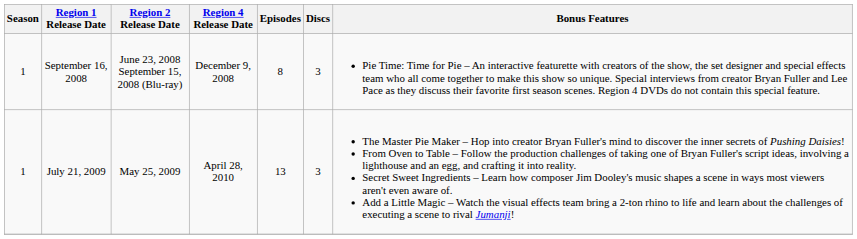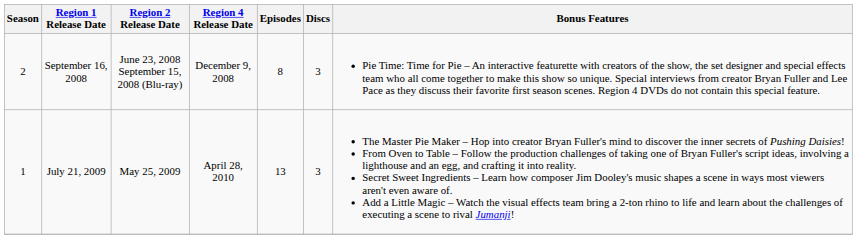(23, 71) 1 -> (23, 71) 2
